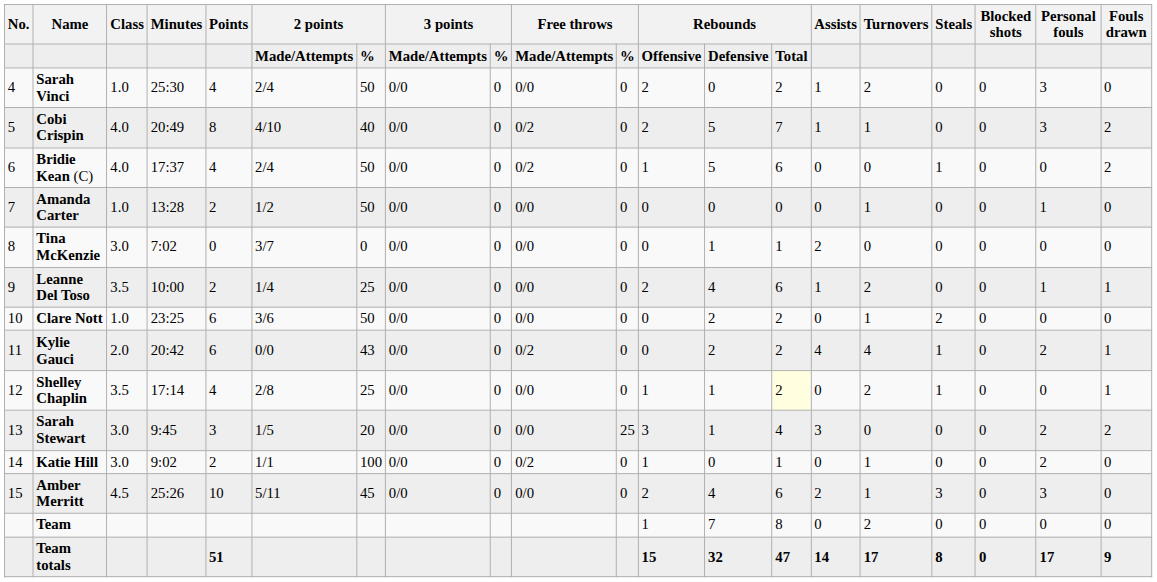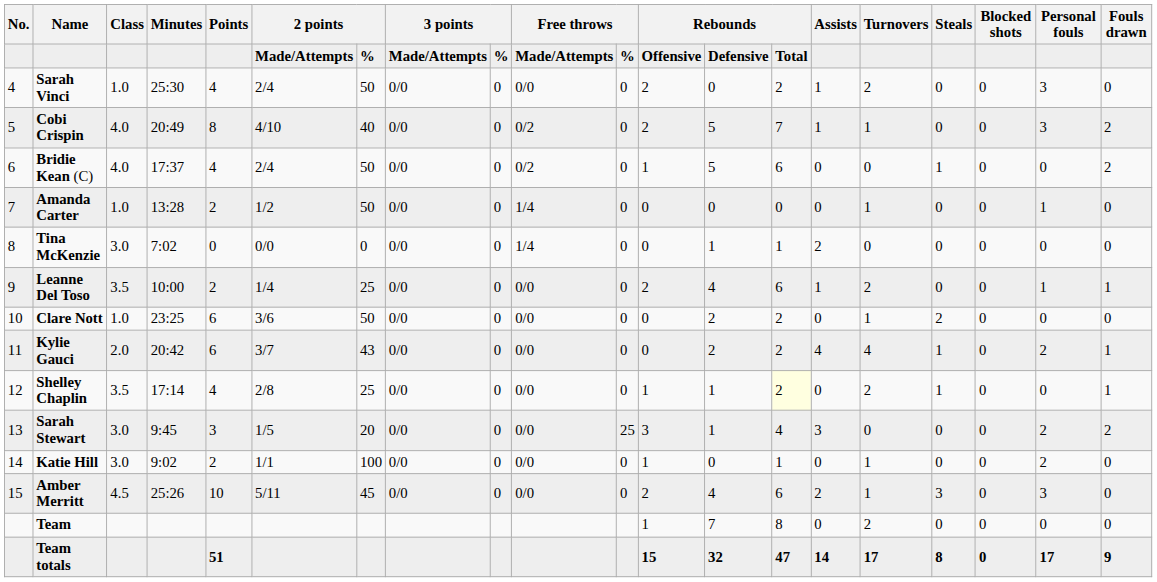(525, 207) 0/0 -> (525, 207) 1/4
(264, 247) 3/7 -> (264, 247) 0/0
(525, 247) 0/0 -> (525, 247) 1/4
(264, 350) 0/0 -> (264, 350) 3/7
(525, 350) 0/2 -> (525, 350) 0/0
(525, 461) 0/2 -> (525, 461) 0/0
